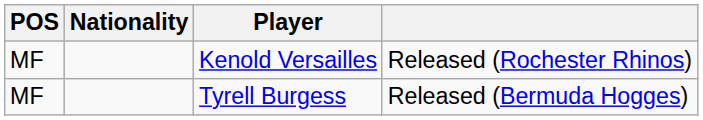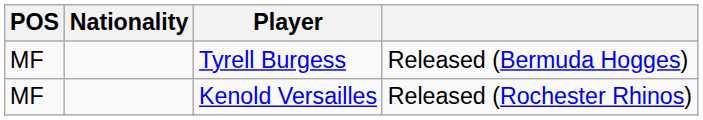rows swapped: (273, 96) <-> (288, 59)
